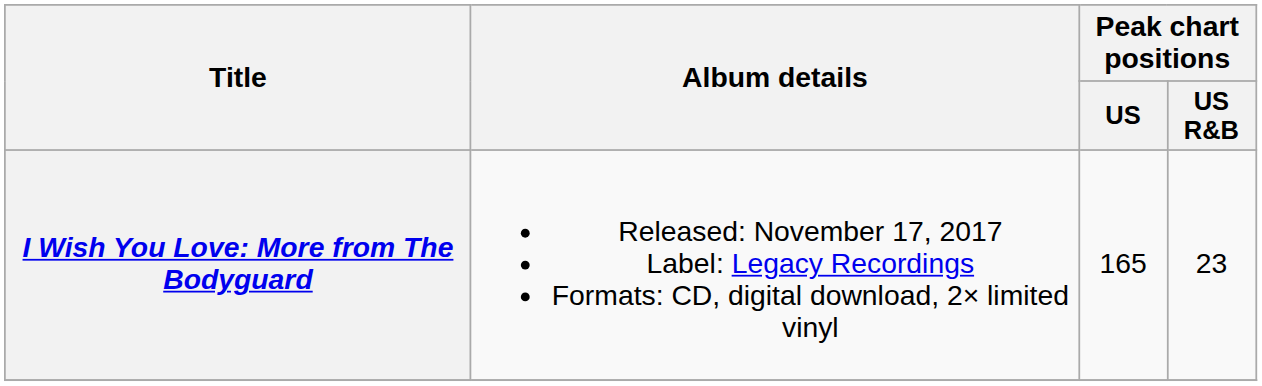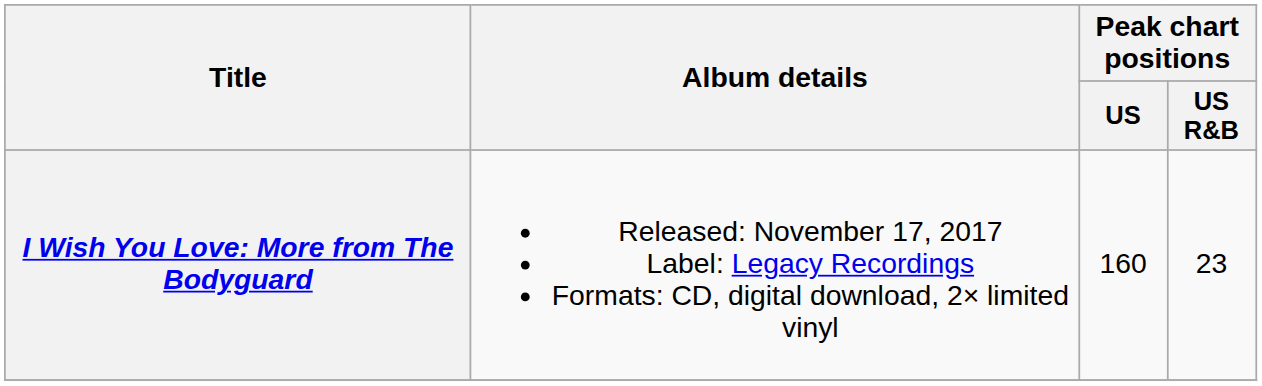(1123, 264) 165 -> (1123, 264) 160
